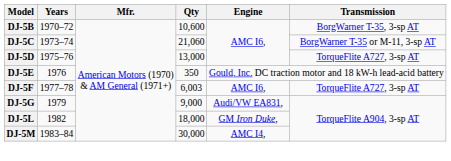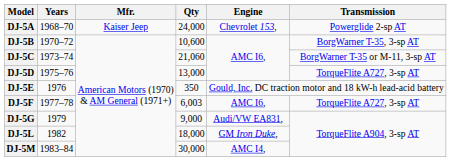+ row: (21, 27)
